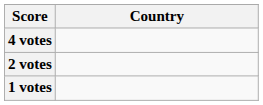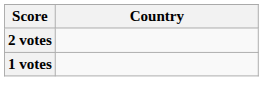- row: (30, 40)
